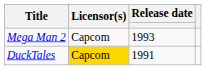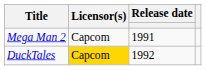(143, 37) 1993 -> (143, 37) 1991
(143, 55) 1991 -> (143, 55) 1992
